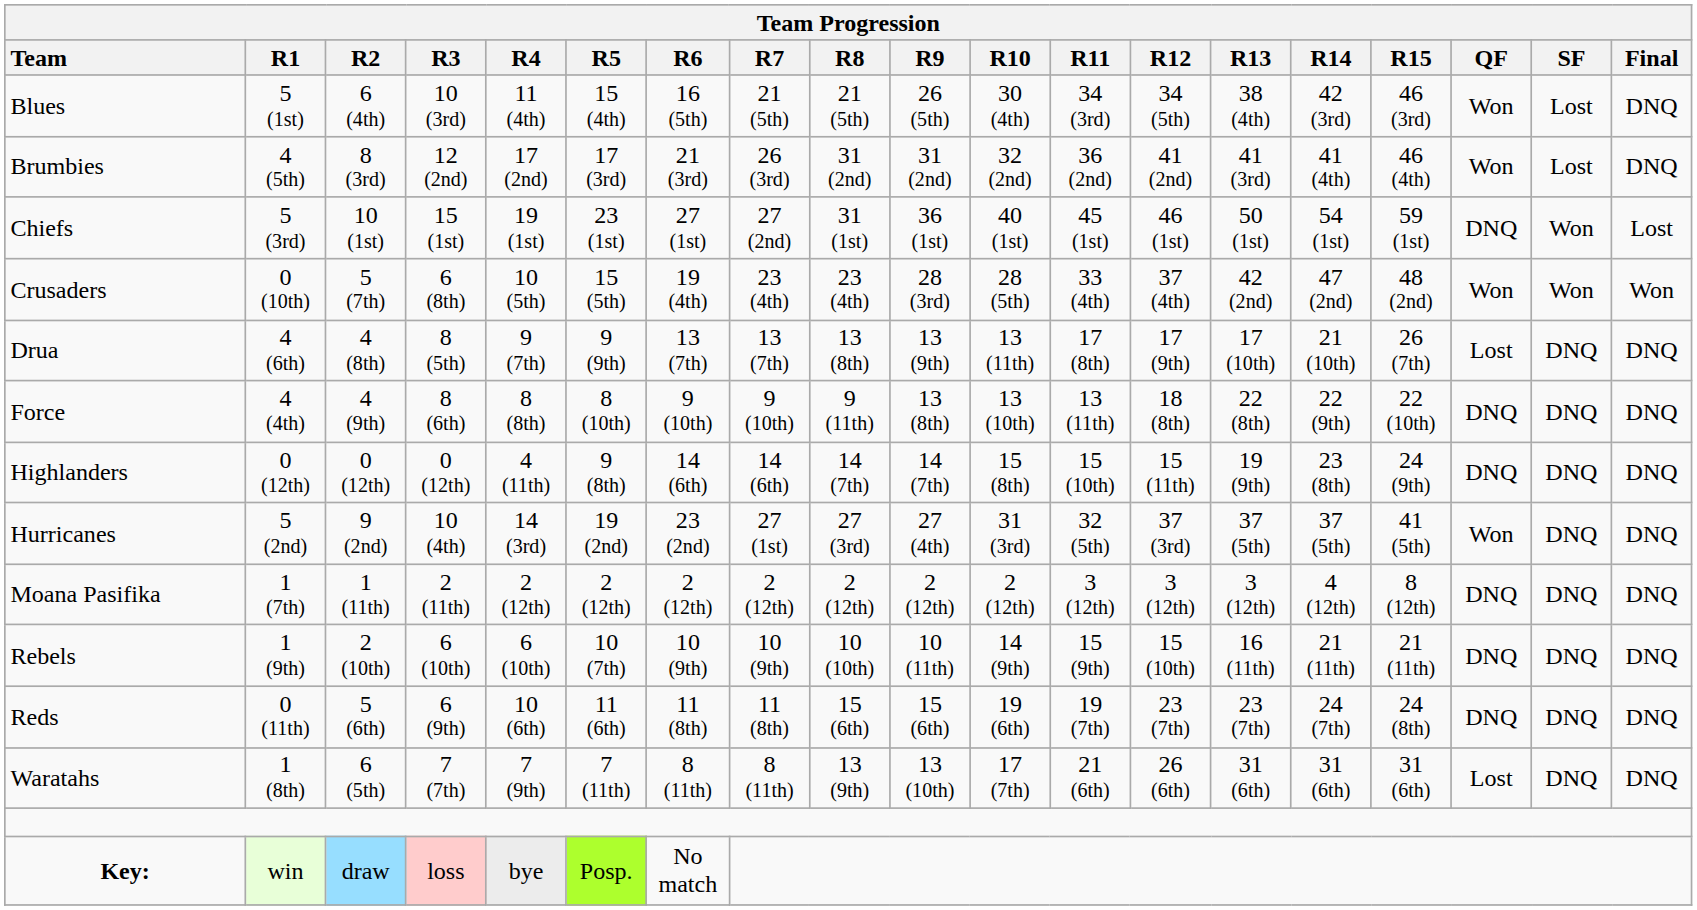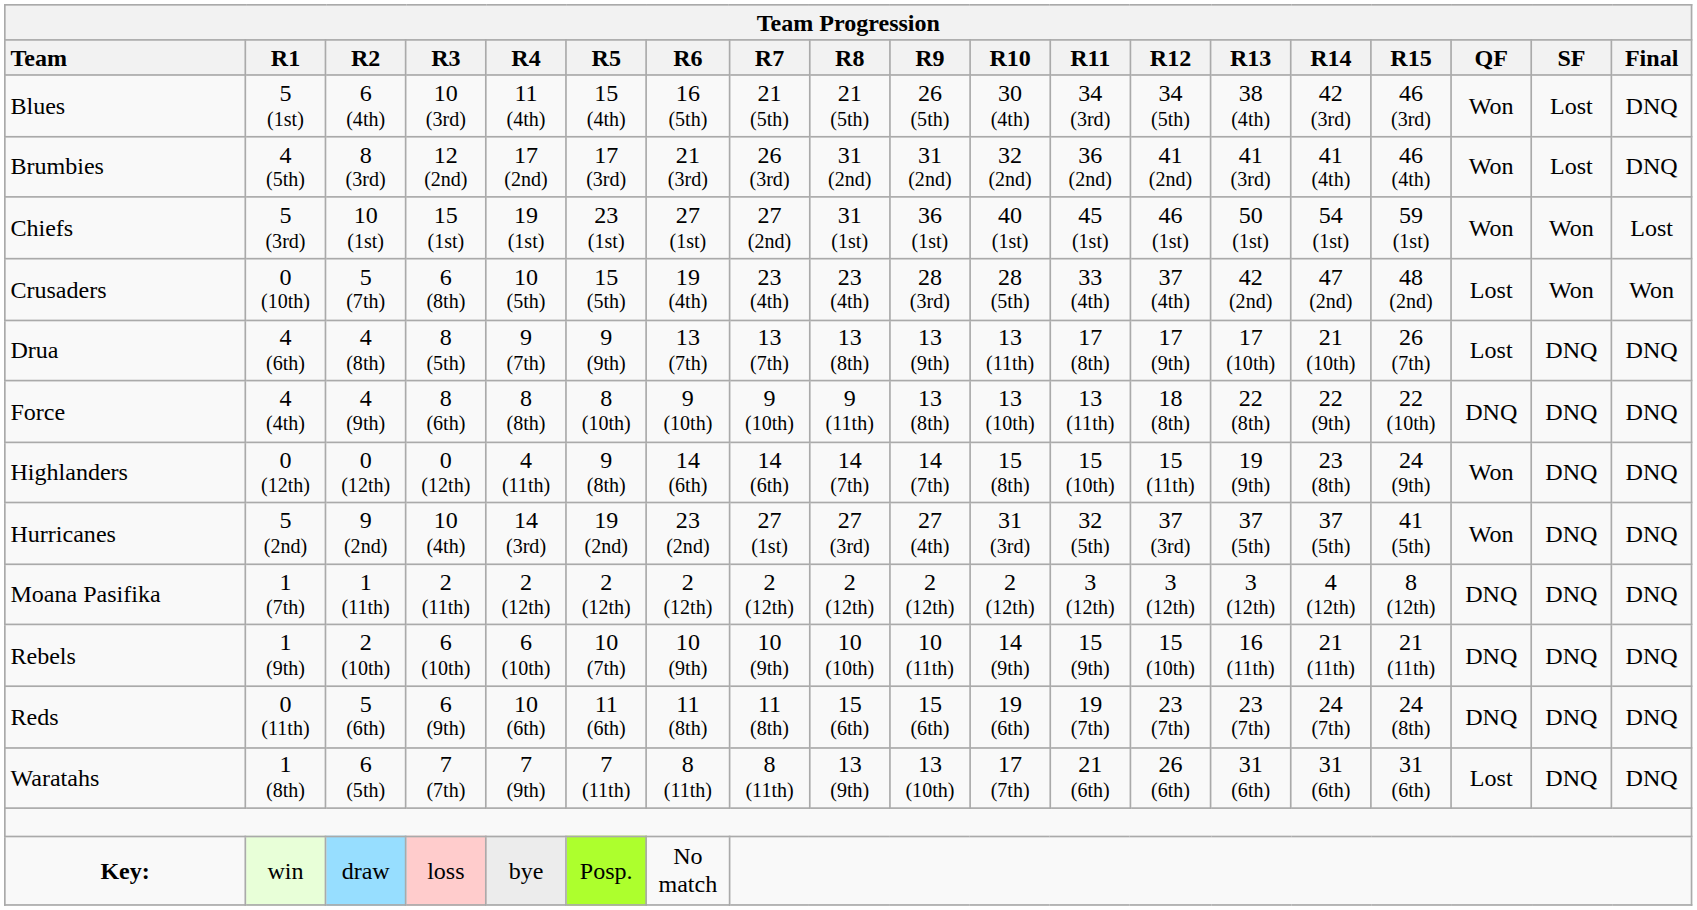(1491, 228) DNQ -> (1491, 228) Won
(1491, 289) Won -> (1491, 289) Lost
(1491, 472) DNQ -> (1491, 472) Won
